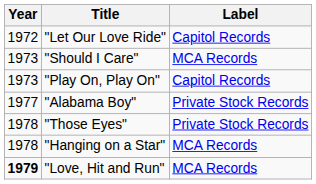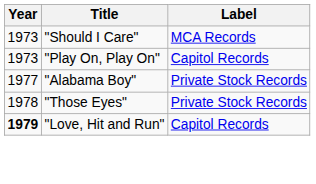- row: (105, 37)
- row: (105, 146)
(215, 168) MCA Records -> (220, 124) Capitol Records
